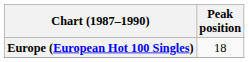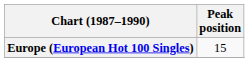(220, 47) 18 -> (220, 47) 15
